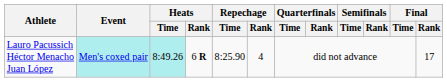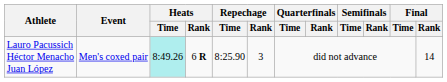(113, 57) paleturquoise background -> (113, 57) no background
(261, 57) 4 -> (261, 57) 3
(429, 57) 17 -> (429, 57) 14
